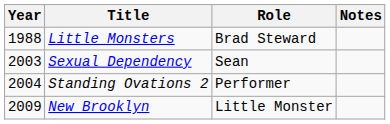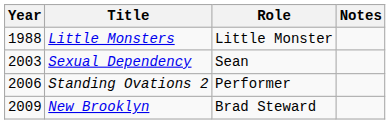(266, 39) Brad Steward -> (274, 39) Little Monster
(25, 85) 2004 -> (25, 85) 2006
(274, 108) Little Monster -> (266, 108) Brad Steward
